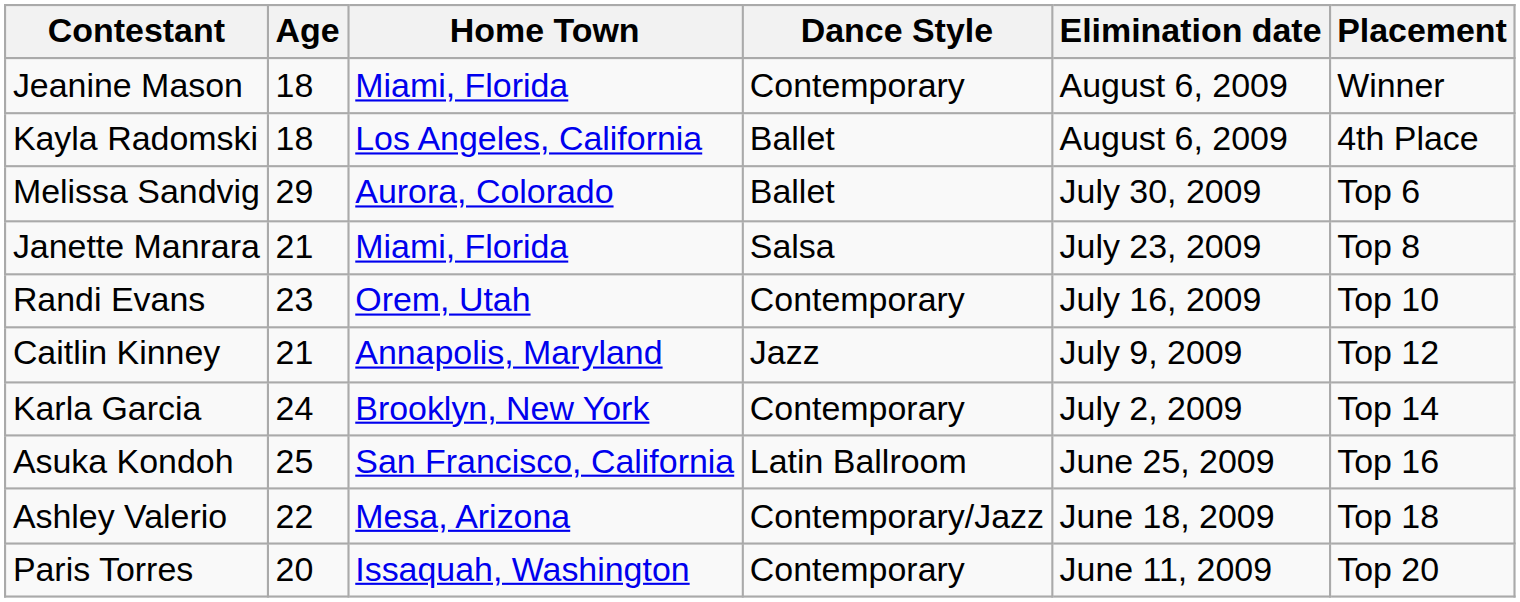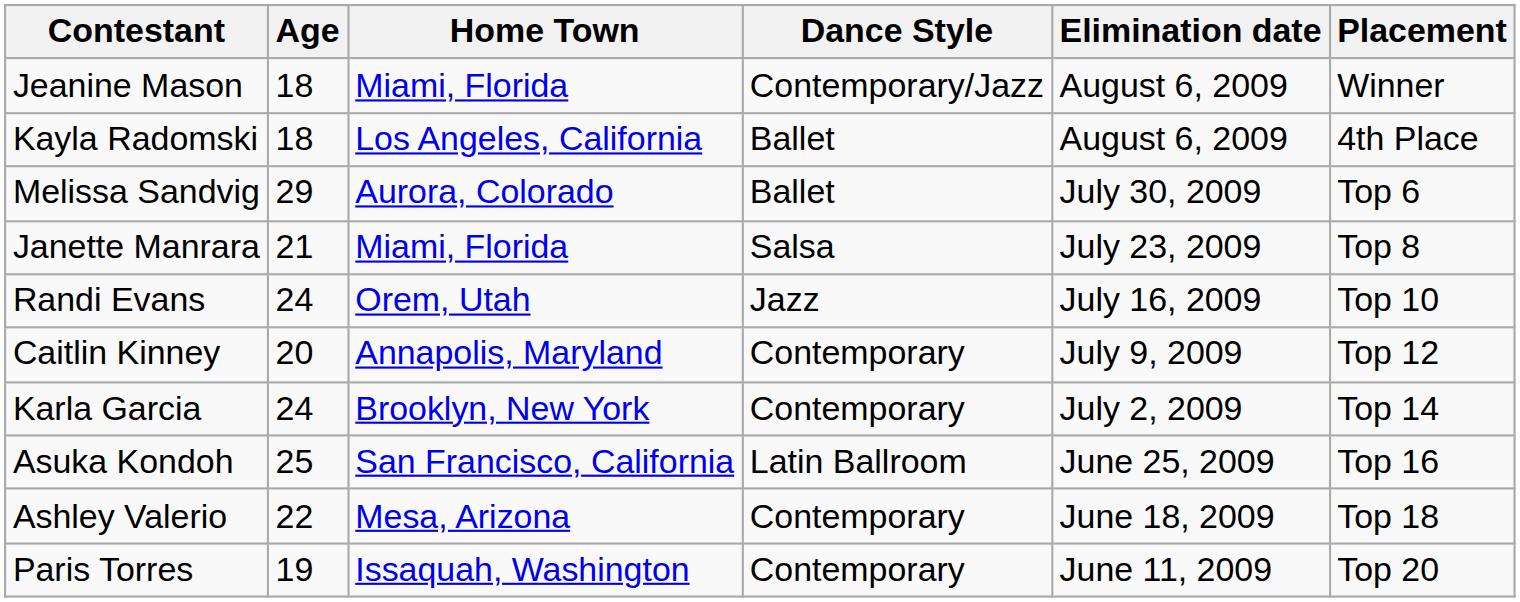(857, 85) Contemporary -> (897, 85) Contemporary/Jazz
(294, 300) 23 -> (294, 300) 24
(857, 300) Contemporary -> (785, 300) Jazz
(294, 354) 21 -> (294, 354) 20
(785, 354) Jazz -> (857, 354) Contemporary
(897, 515) Contemporary/Jazz -> (857, 515) Contemporary
(294, 569) 20 -> (294, 569) 19
